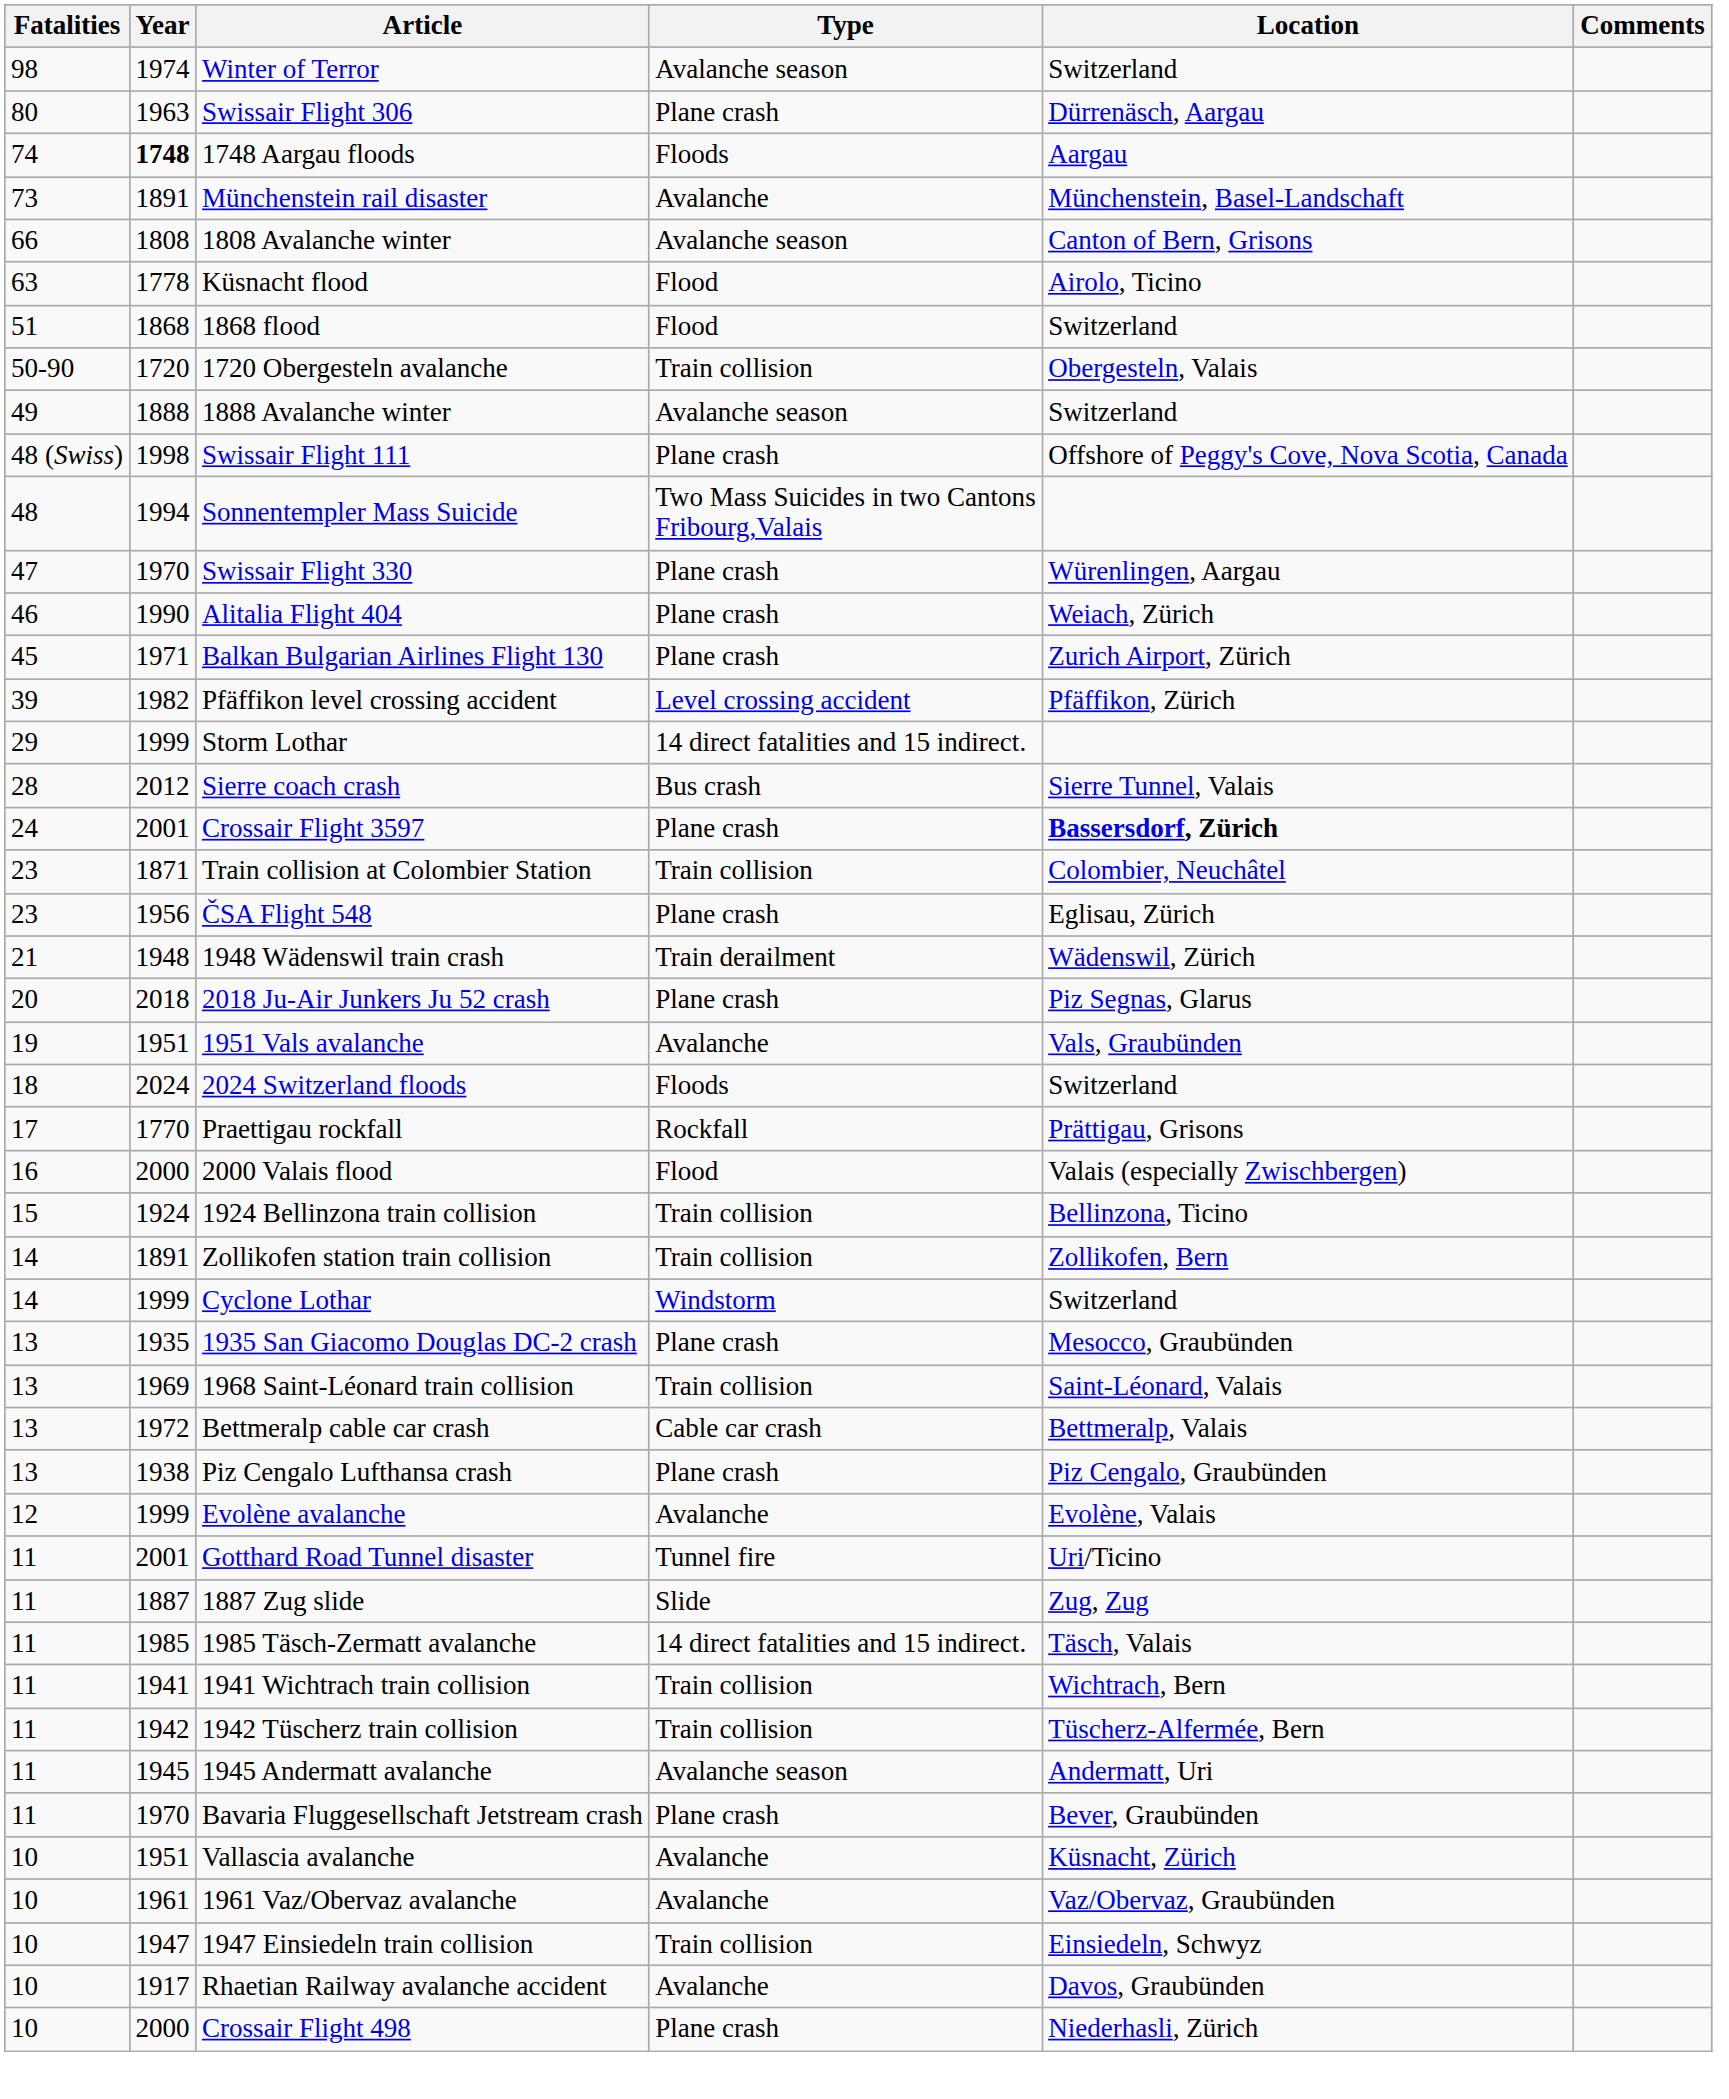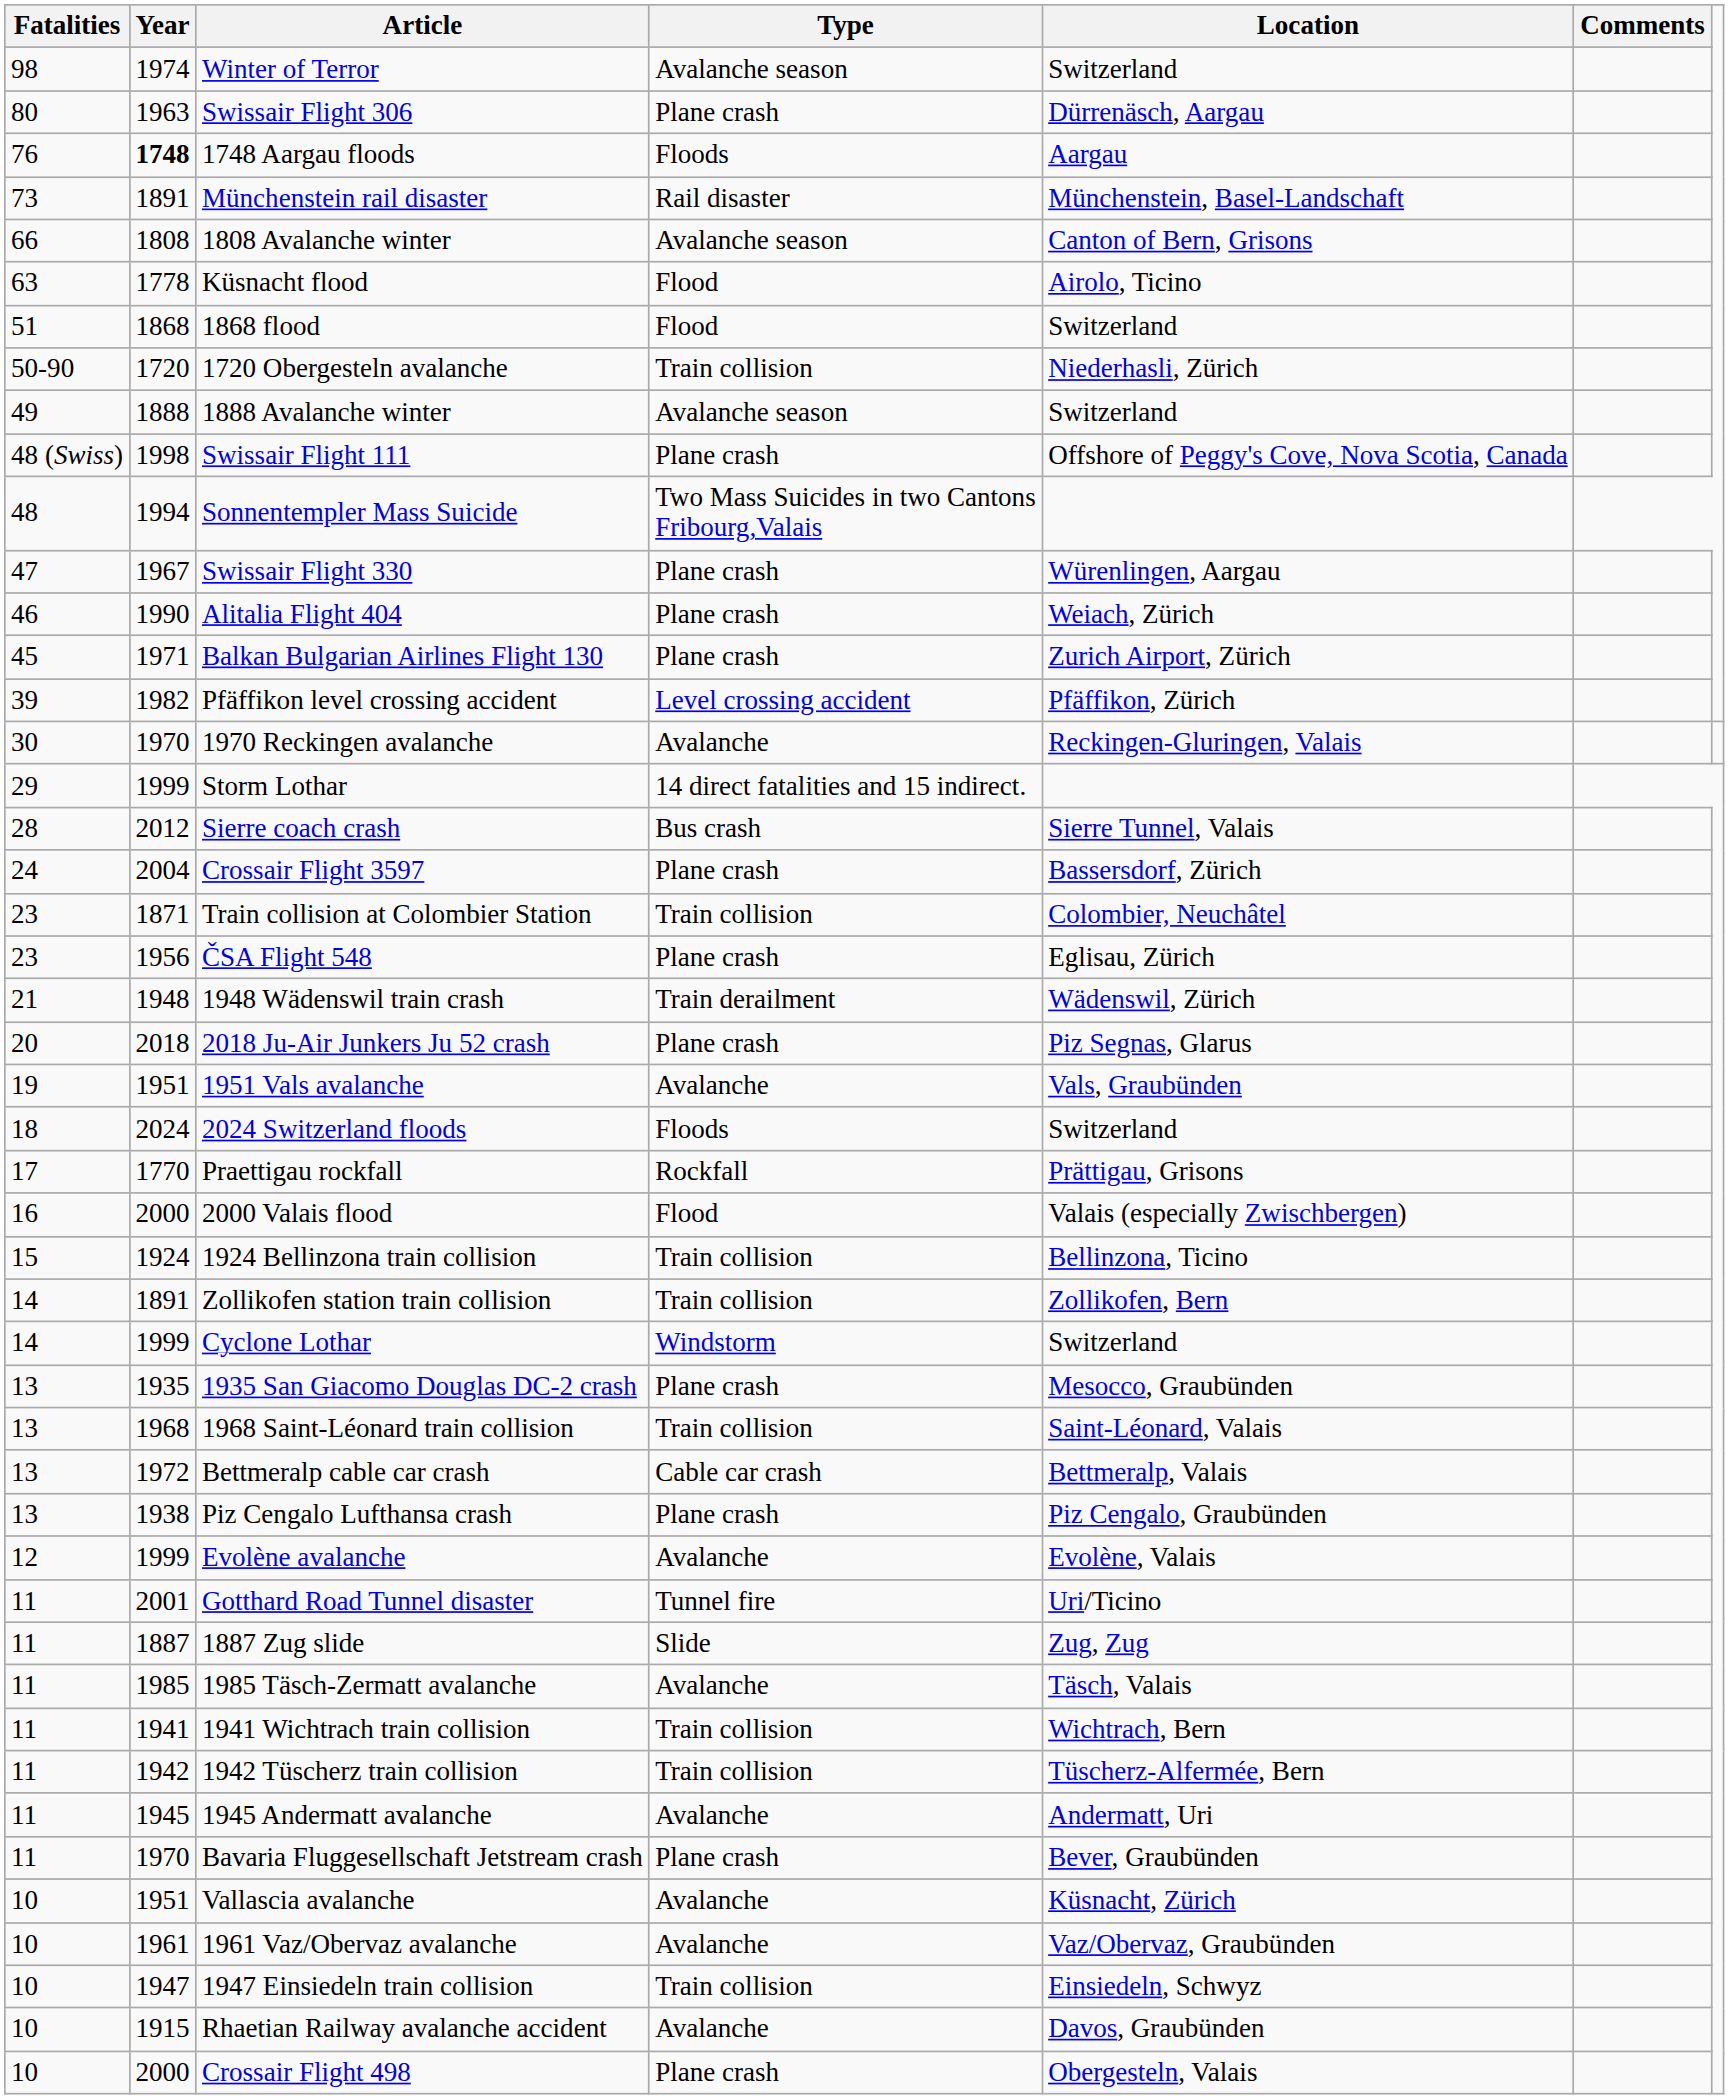(25, 154) 74 -> (25, 154) 76
(712, 197) Avalanche -> (722, 197) Rail disaster
(1153, 369) Obergesteln, Valais -> (1153, 369) Niederhasli, Zürich
(163, 570) 1970 -> (163, 570) 1967
+ row: (348, 742)
(163, 828) 2001 -> (163, 871) 2004
(1163, 828) bold -> (1155, 871) normal
(163, 1385) 1969 -> (163, 1428) 1968
(841, 1643) 14 direct fatalities and 15 indirect. -> (712, 1685) Avalanche
(751, 1771) Avalanche season -> (712, 1814) Avalanche
(163, 1986) 1917 -> (163, 2029) 1915
(1153, 2029) Niederhasli, Zürich -> (1153, 2071) Obergesteln, Valais
